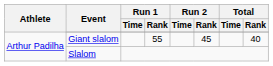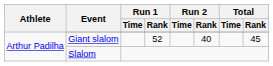(157, 40) 55 -> (157, 40) 52
(206, 40) 45 -> (206, 40) 40
(255, 40) 40 -> (255, 40) 45
